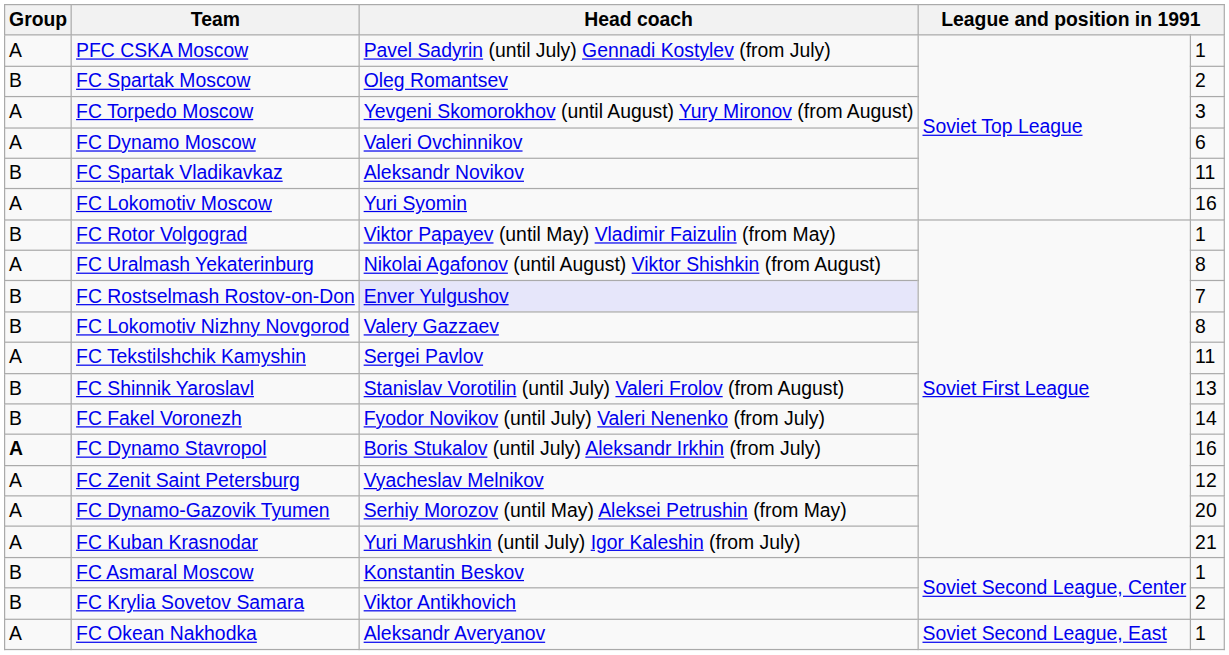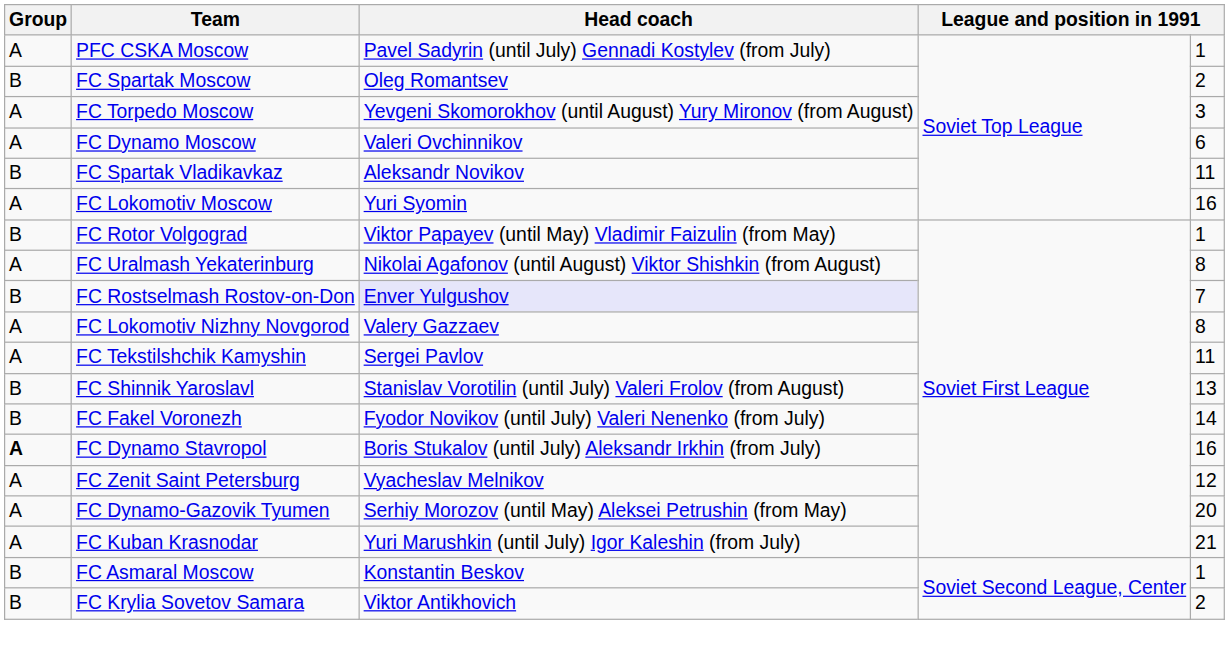(16, 326) B -> (16, 326) A
- row: (166, 633)
